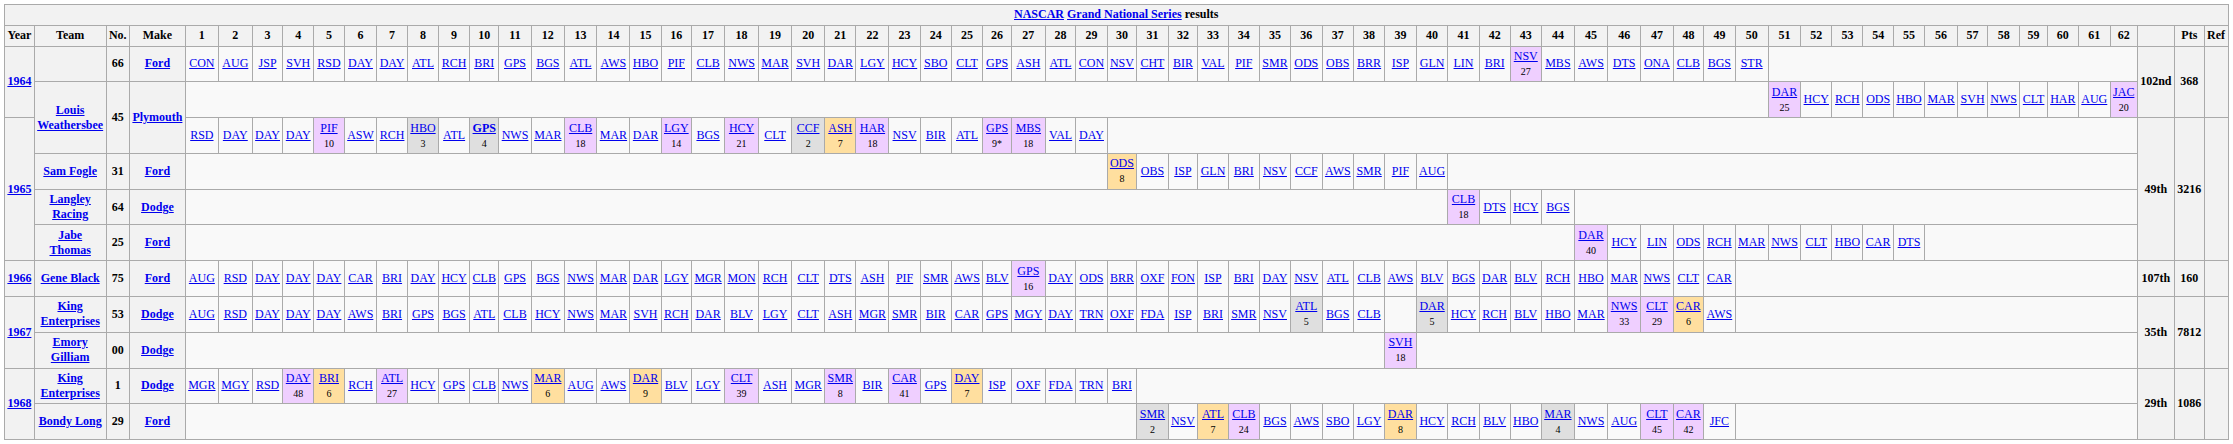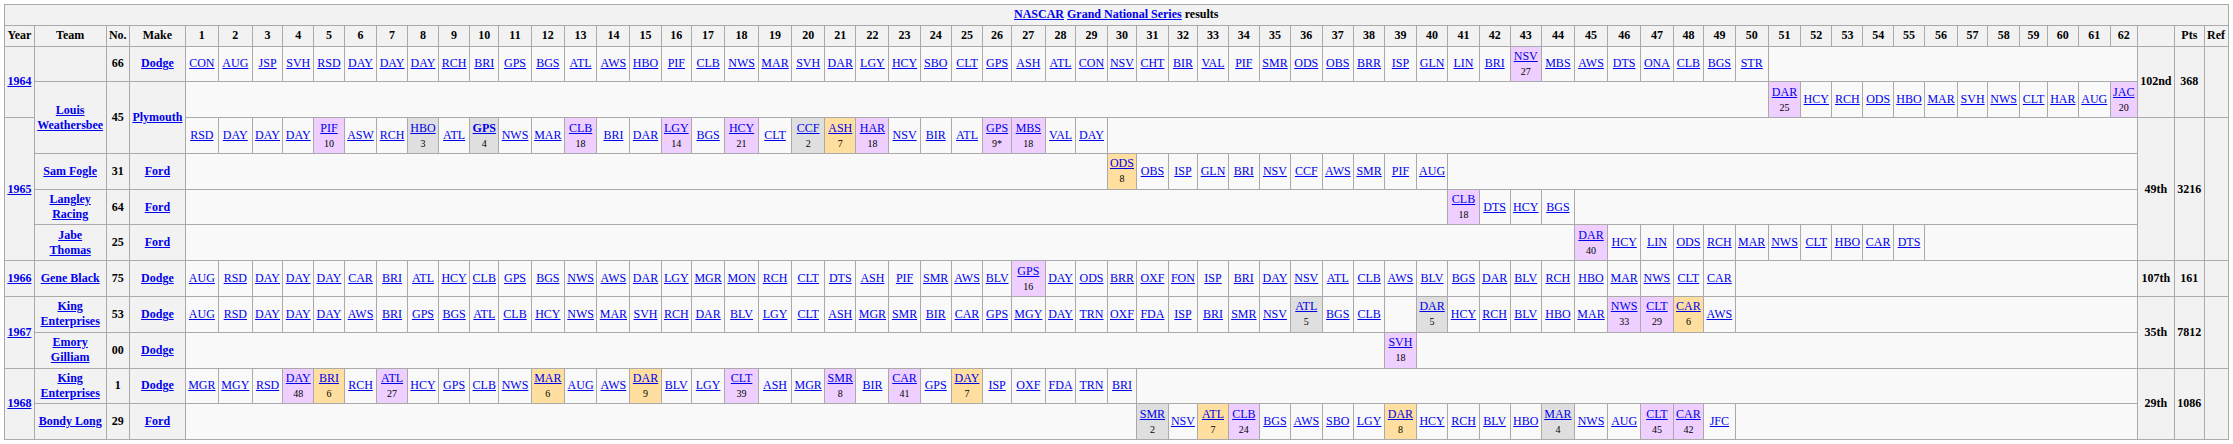(157, 63) Ford -> (157, 63) Dodge
(423, 63) ATL -> (423, 63) DAY
(613, 135) MAR -> (613, 135) BRI
(157, 207) Dodge -> (157, 207) Ford
(157, 278) Ford -> (157, 278) Dodge
(423, 278) DAY -> (423, 278) ATL
(613, 278) MAR -> (613, 278) AWS
(2189, 278) 160 -> (2189, 278) 161
